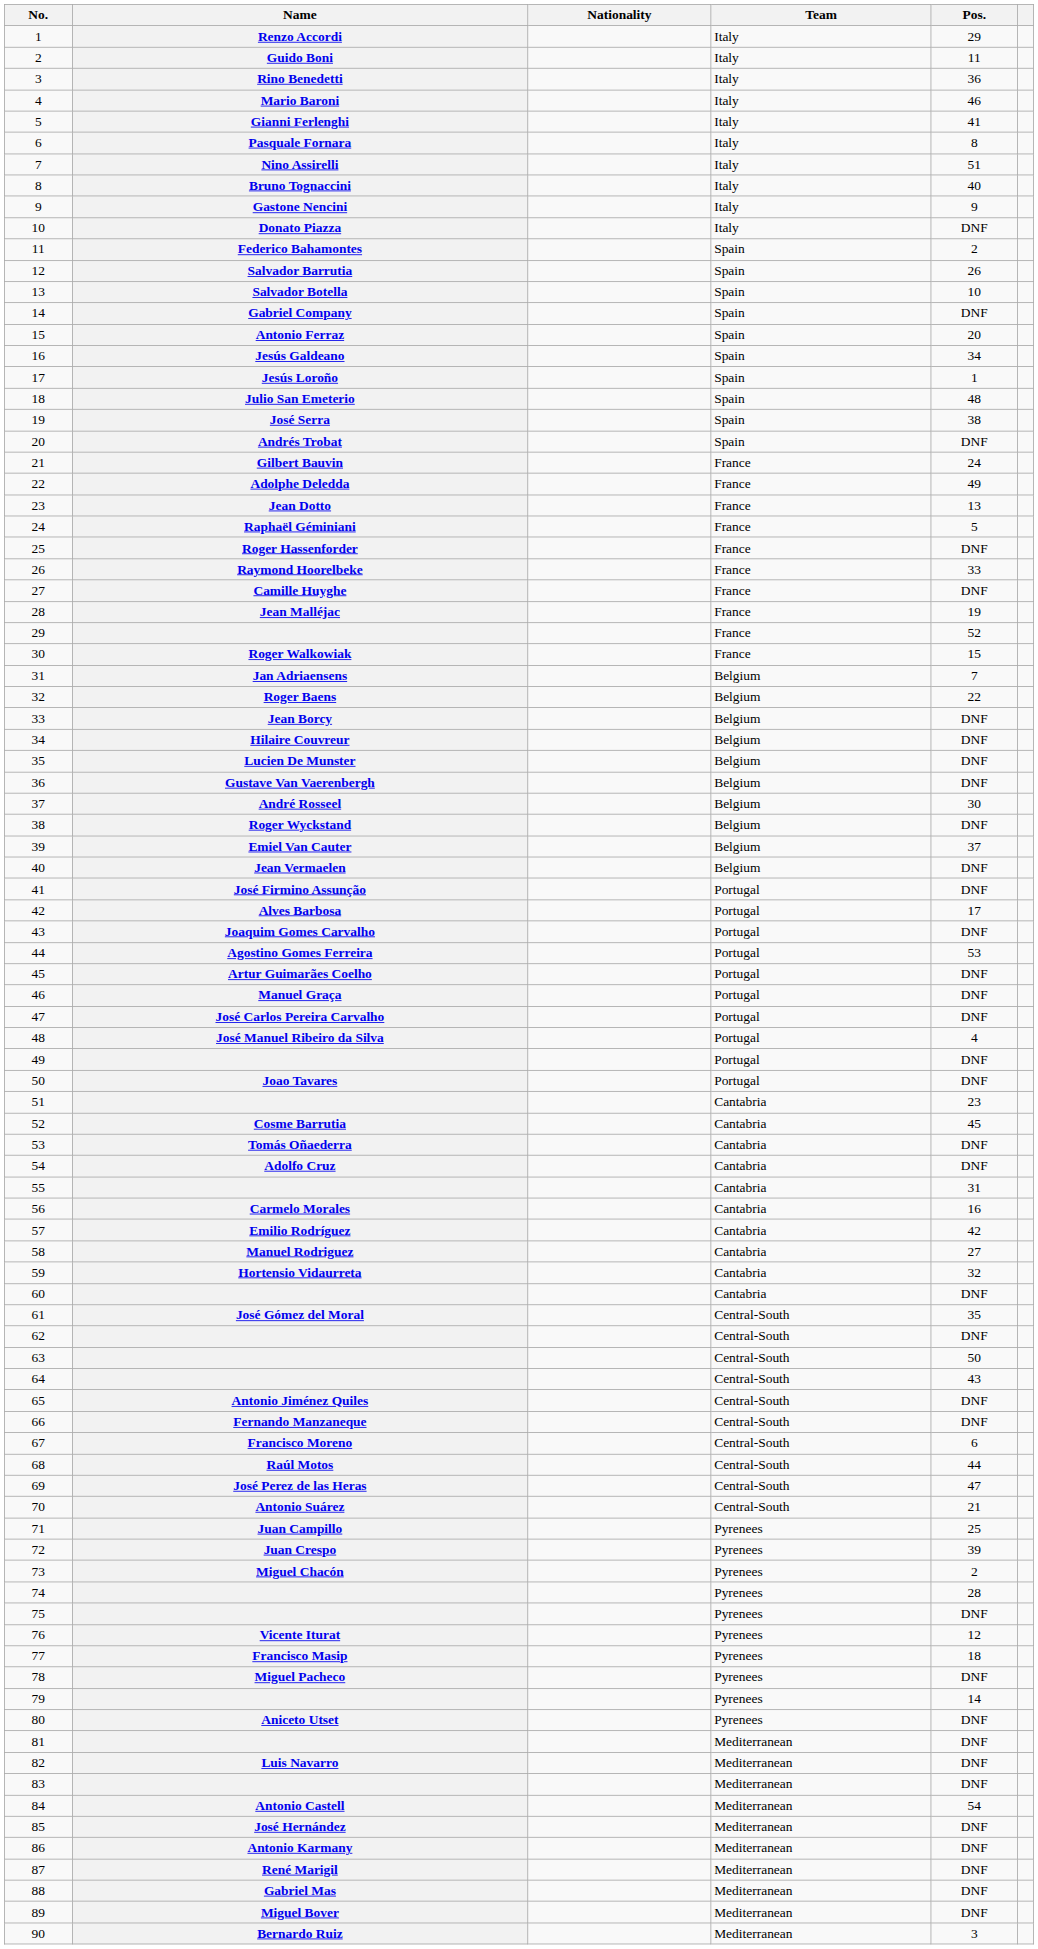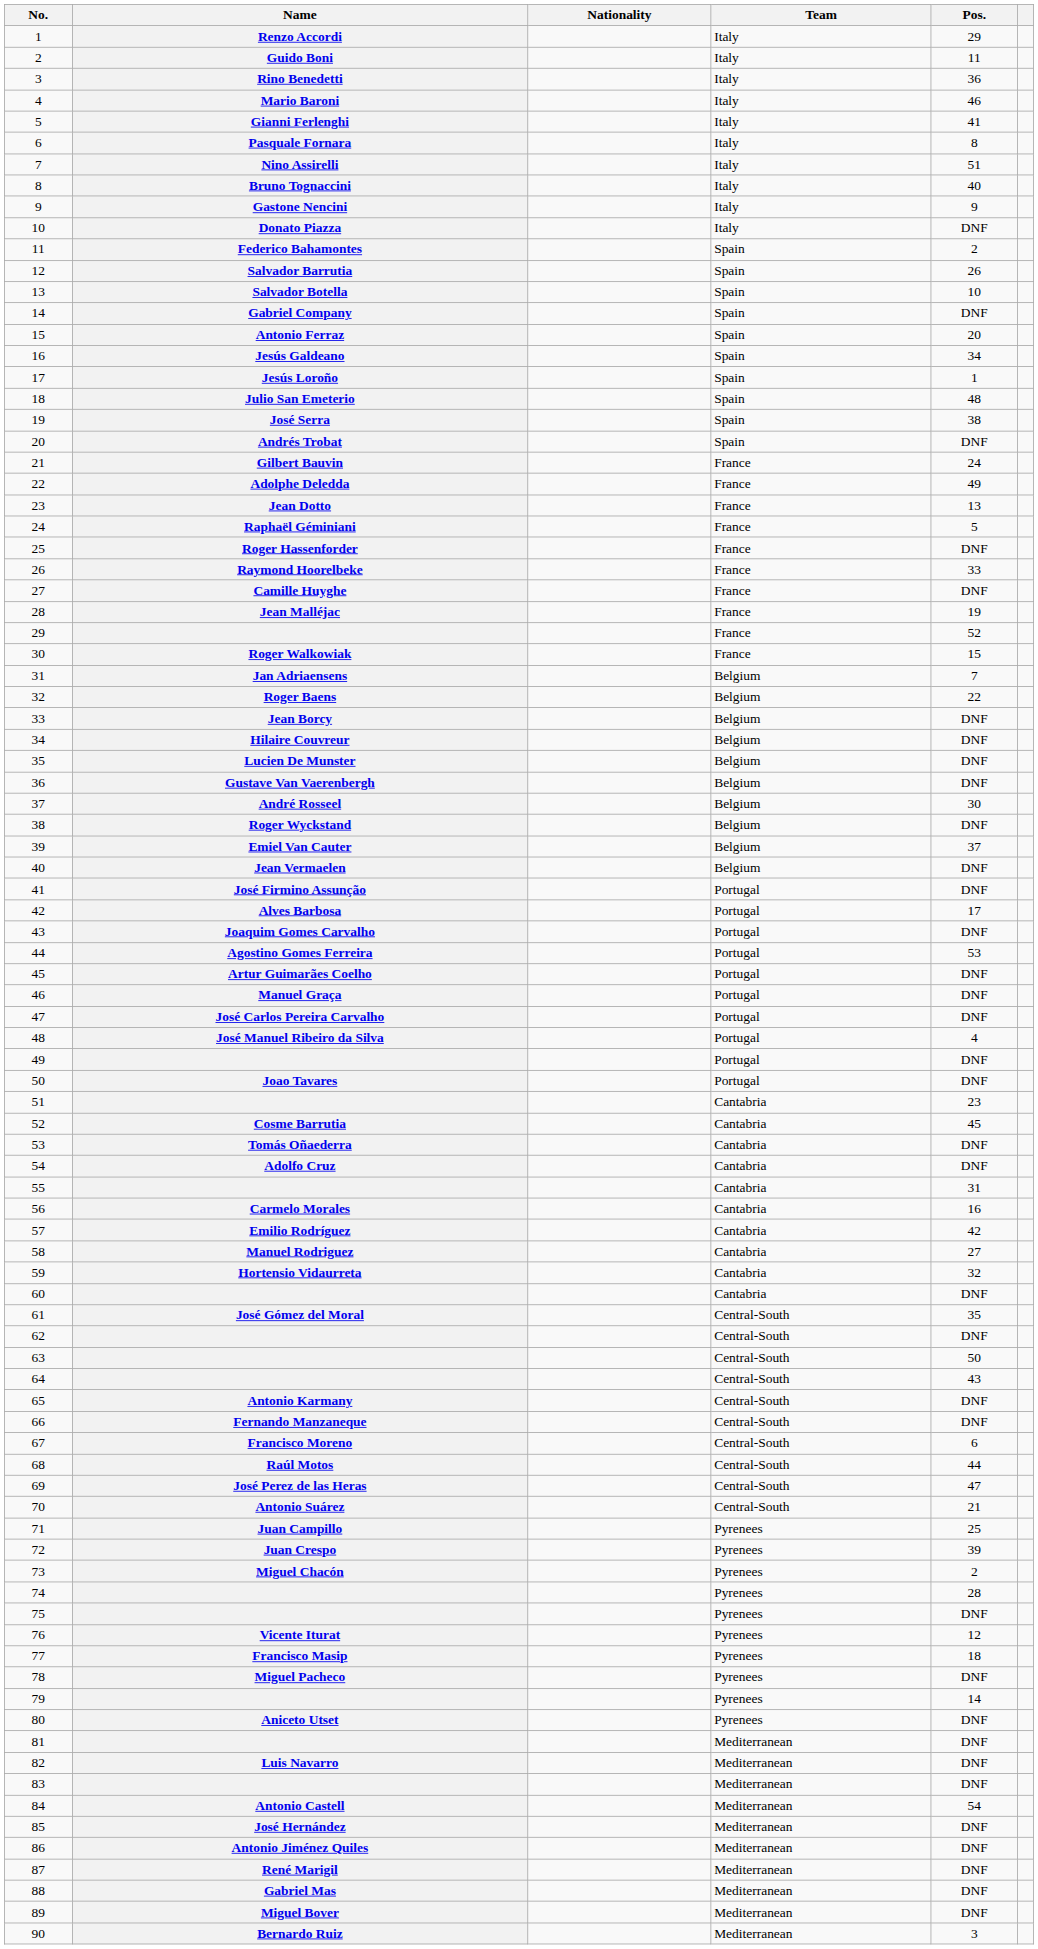(300, 1400) Antonio Jiménez Quiles -> (300, 1400) Antonio Karmany
(300, 1848) Antonio Karmany -> (300, 1848) Antonio Jiménez Quiles
